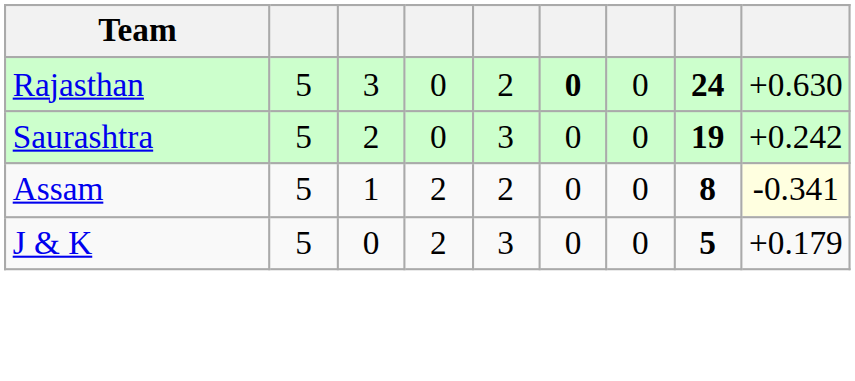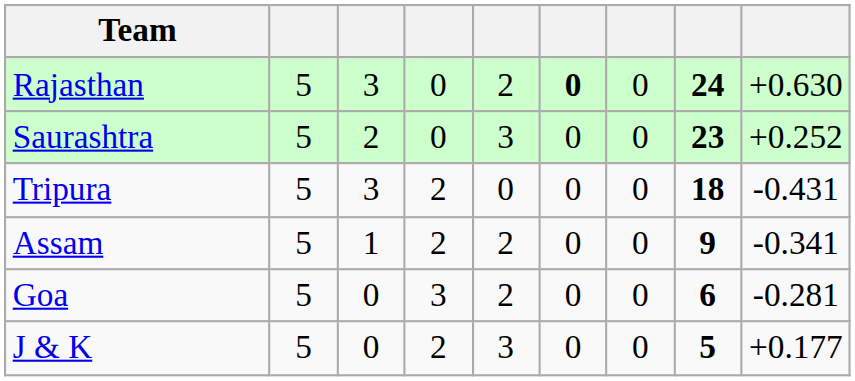(708, 136) 19 -> (708, 136) 23
(796, 136) +0.242 -> (796, 136) +0.252
+ row: (62, 189)
(708, 189) 8 -> (708, 242) 9
(796, 189) lightyellow background -> (796, 242) no background
+ row: (40, 294)
(796, 242) +0.179 -> (796, 347) +0.177
